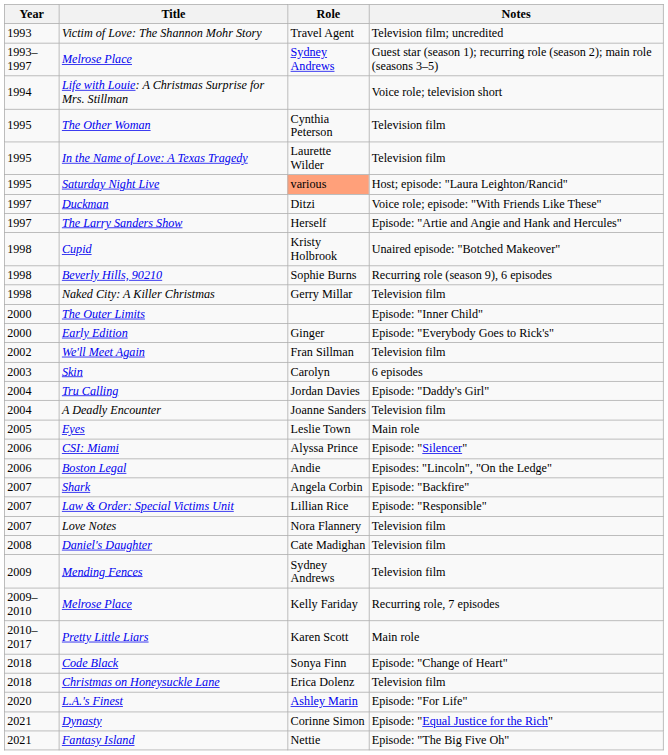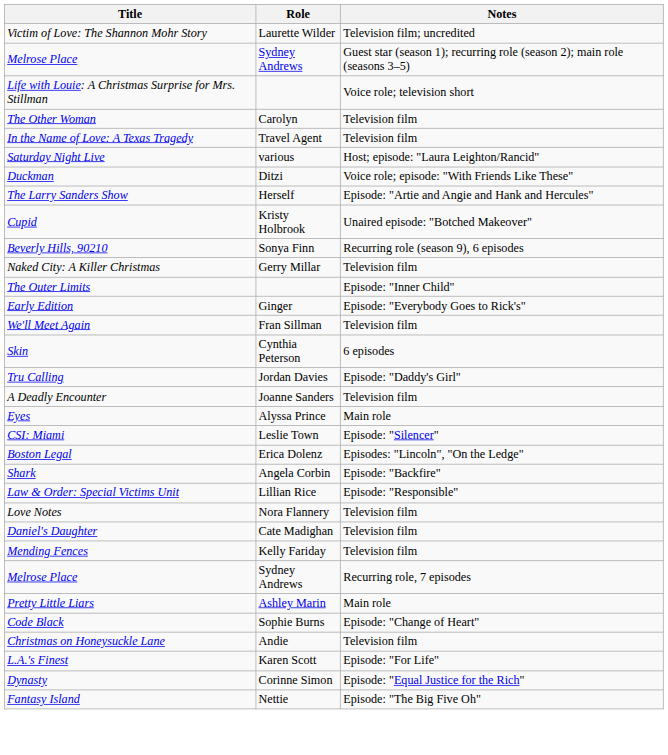- column: (32, 14)
(322, 33) Travel Agent -> (297, 33) Laurette Wilder
(312, 125) Cynthia Peterson -> (278, 118) Carolyn
(311, 158) Laurette Wilder -> (290, 137) Travel Agent
(308, 184) lightsalmon background -> (276, 157) no background
(324, 275) Sophie Burns -> (286, 248) Sonya Finn
(310, 371) Carolyn -> (279, 351) Cynthia Peterson
(321, 429) Leslie Town -> (292, 415) Alyssa Prince
(324, 448) Alyssa Prince -> (289, 435) Leslie Town
(305, 468) Andie -> (290, 454) Erica Dolenz
(313, 571) Sydney Andrews -> (292, 550) Kelly Fariday
(324, 604) Kelly Fariday -> (280, 577) Sydney Andrews
(319, 637) Karen Scott -> (292, 603) Ashley Marin
(318, 663) Sonya Finn -> (291, 622) Sophie Burns
(322, 682) Erica Dolenz -> (273, 641) Andie
(324, 702) Ashley Marin -> (287, 661) Karen Scott
